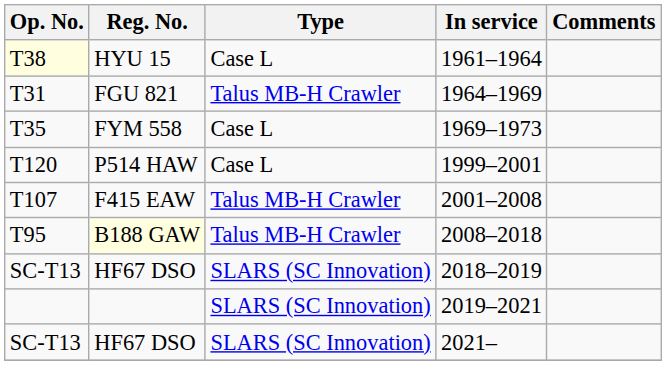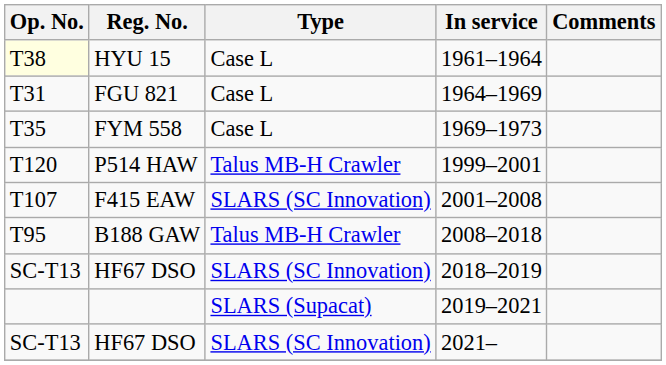(305, 93) Talus MB-H Crawler -> (242, 93) Case L
(242, 164) Case L -> (305, 164) Talus MB-H Crawler
(305, 199) Talus MB-H Crawler -> (321, 199) SLARS (SC Innovation)
(147, 235) lightyellow background -> (147, 235) no background
(321, 306) SLARS (SC Innovation) -> (291, 306) SLARS (Supacat)
